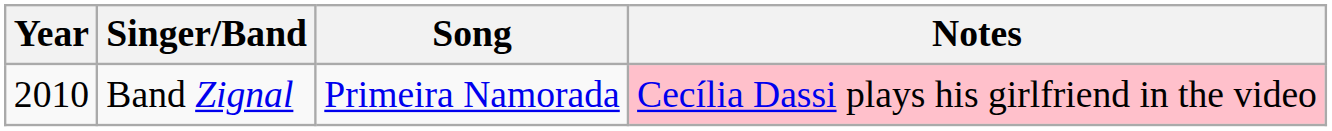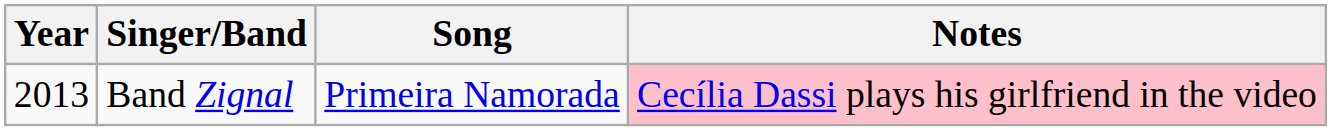(51, 93) 2010 -> (51, 93) 2013
